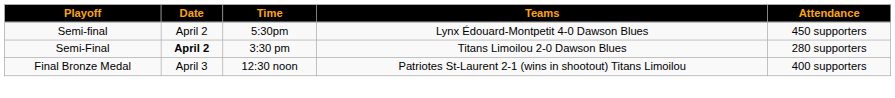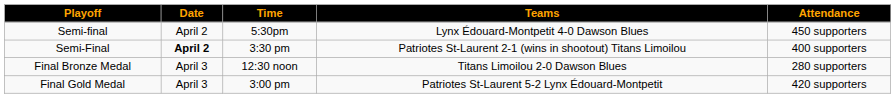(542, 48) Titans Limoilou 2-0 Dawson Blues -> (542, 48) Patriotes St-Laurent 2-1 (wins in shootout) Titans Limoilou
(829, 48) 280 supporters -> (829, 48) 400 supporters
(542, 66) Patriotes St-Laurent 2-1 (wins in shootout) Titans Limoilou -> (542, 66) Titans Limoilou 2-0 Dawson Blues
(829, 66) 400 supporters -> (829, 66) 280 supporters
+ row: (83, 84)
